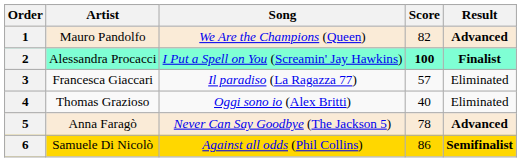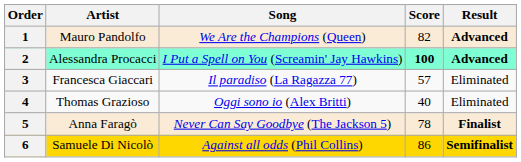(480, 58) Finalist -> (480, 58) Advanced
(480, 123) Advanced -> (480, 123) Finalist
